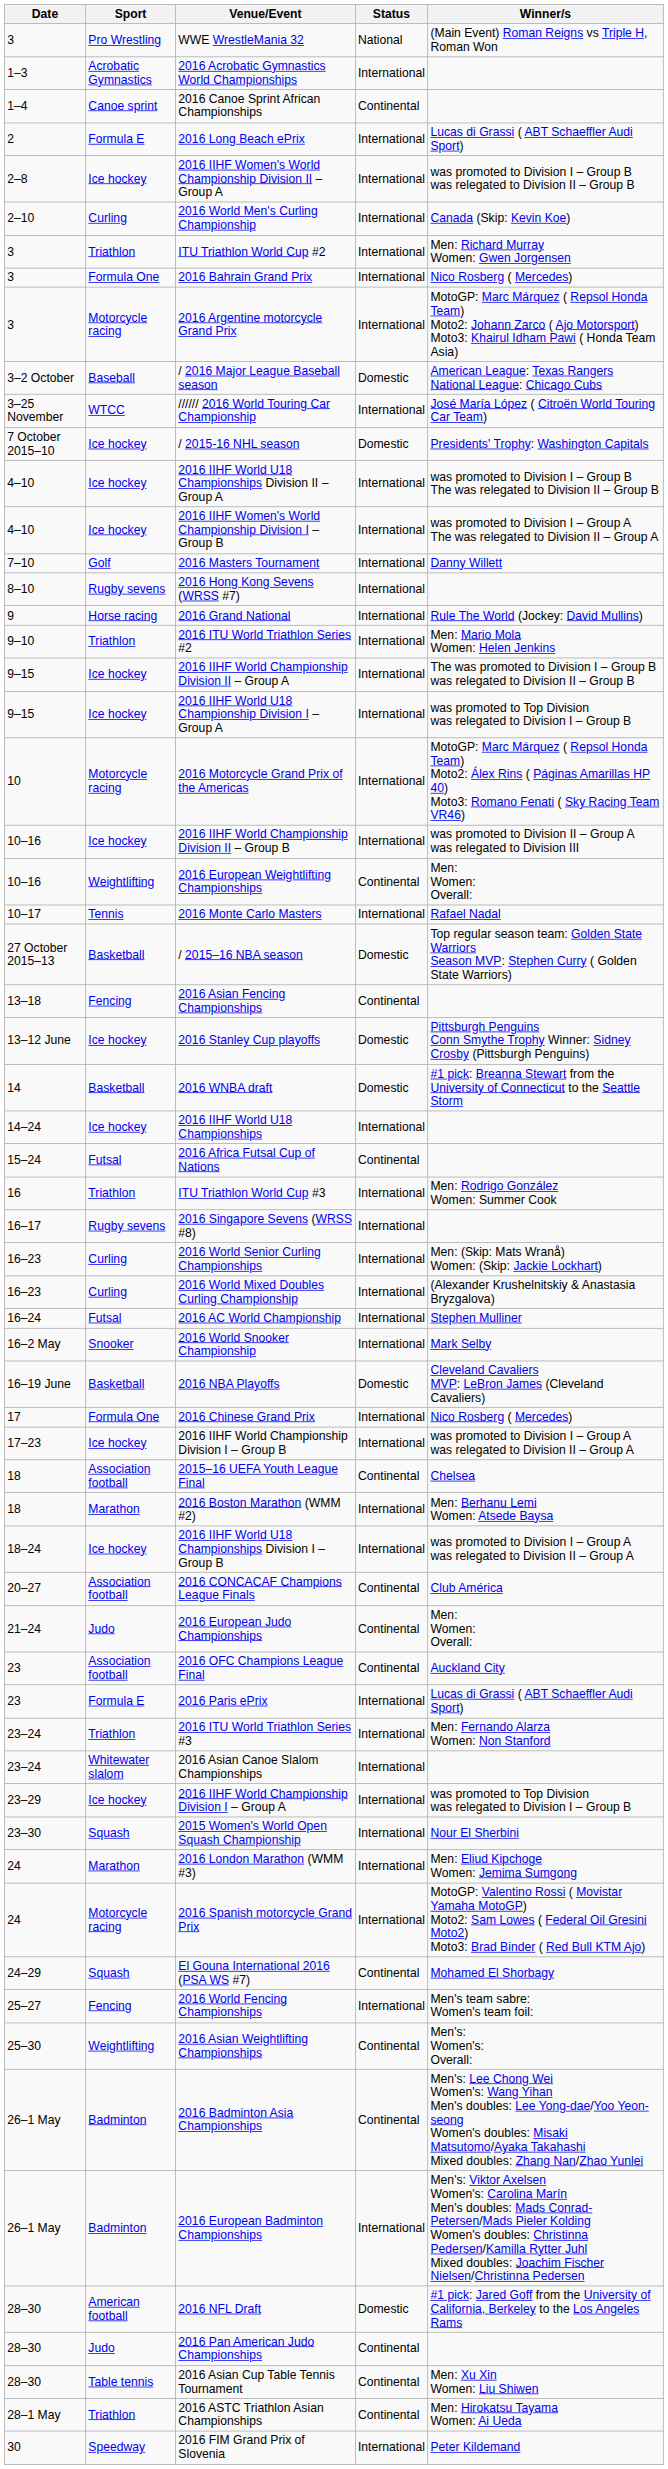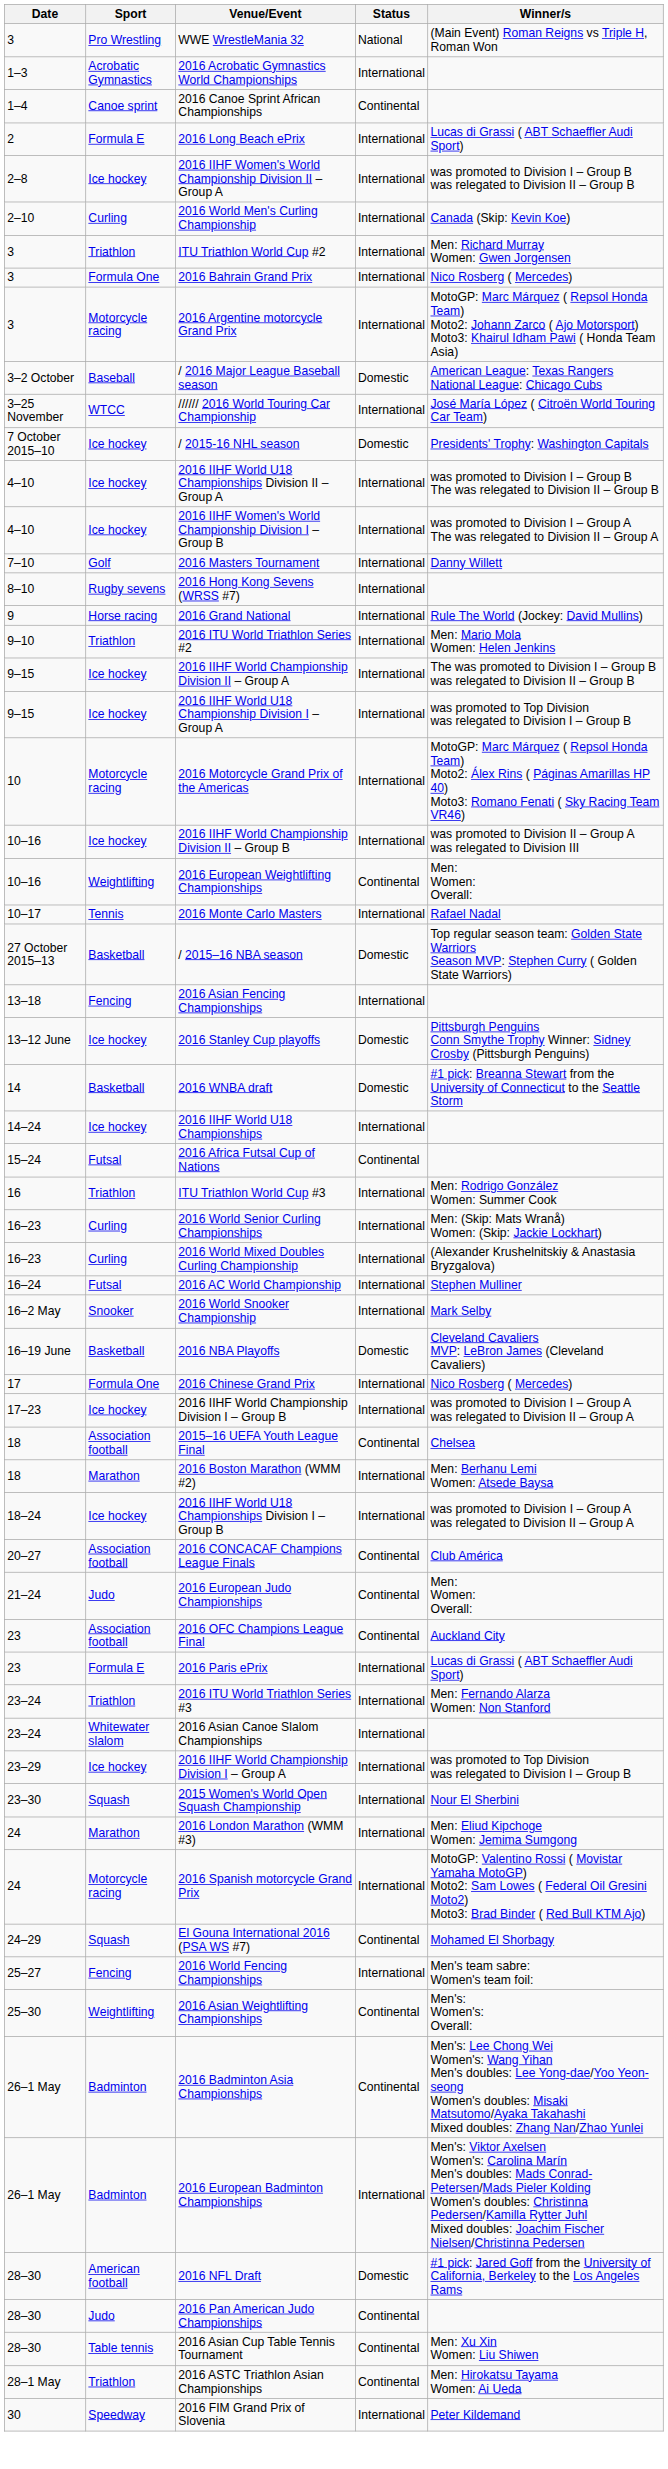(389, 1001) Continental -> (391, 1001) International
- row: (265, 1226)
